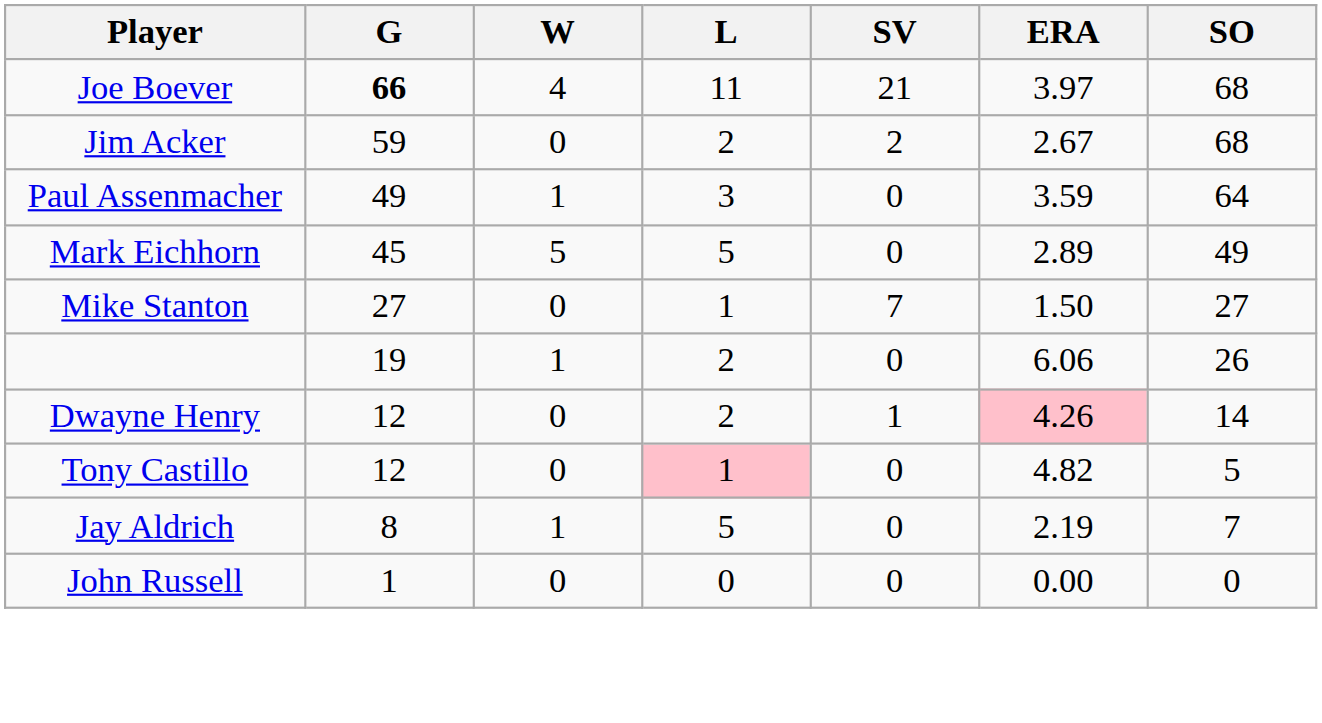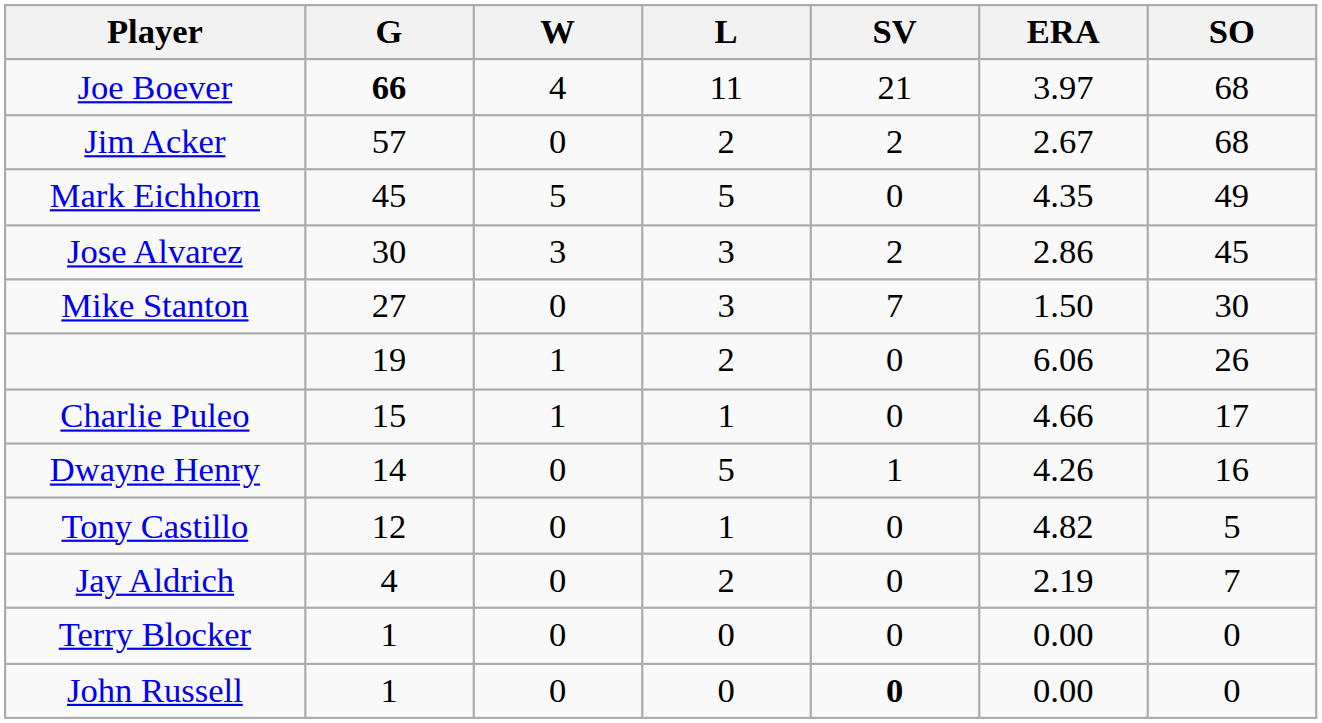(389, 141) 59 -> (389, 141) 57
- row: (155, 196)
(1063, 251) 2.89 -> (1063, 196) 4.35
+ row: (155, 251)
(726, 305) 1 -> (726, 305) 3
(1232, 305) 27 -> (1232, 305) 30
+ row: (155, 415)
(389, 415) 12 -> (389, 470) 14
(726, 415) 2 -> (726, 470) 5
(1063, 415) pink background -> (1063, 470) no background
(1232, 415) 14 -> (1232, 470) 16
(726, 470) pink background -> (726, 525) no background
(389, 525) 8 -> (389, 580) 4
(558, 525) 1 -> (558, 580) 0
(726, 525) 5 -> (726, 580) 2
+ row: (155, 634)
(895, 580) normal -> (895, 689) bold
